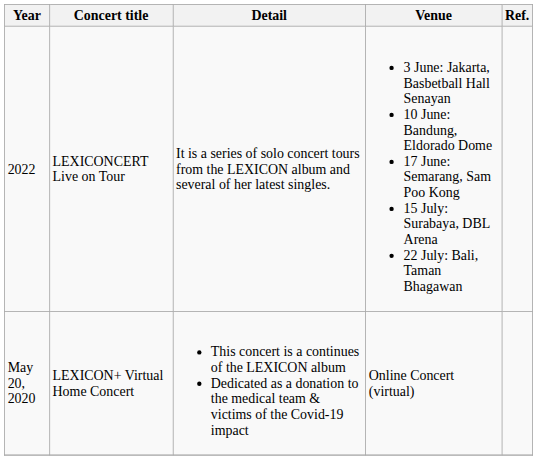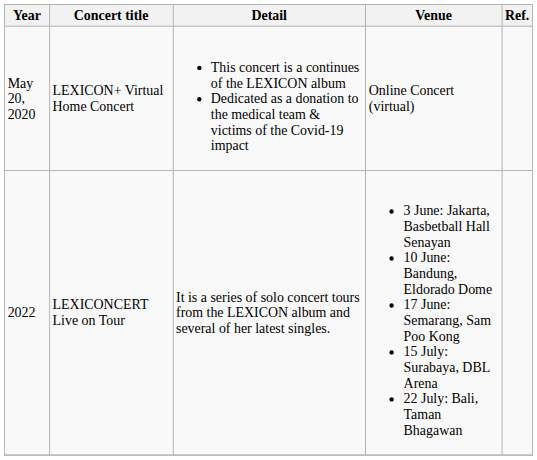rows swapped: (22, 383) <-> (22, 168)
